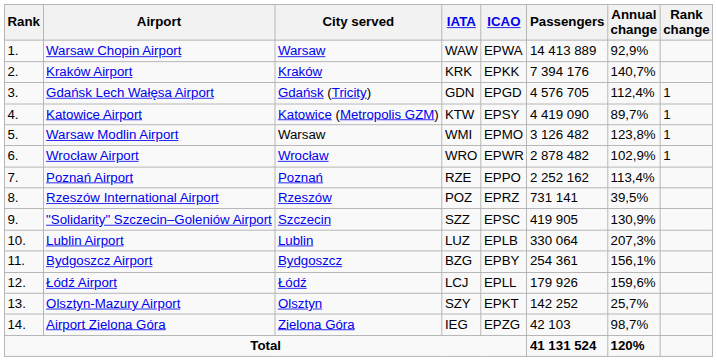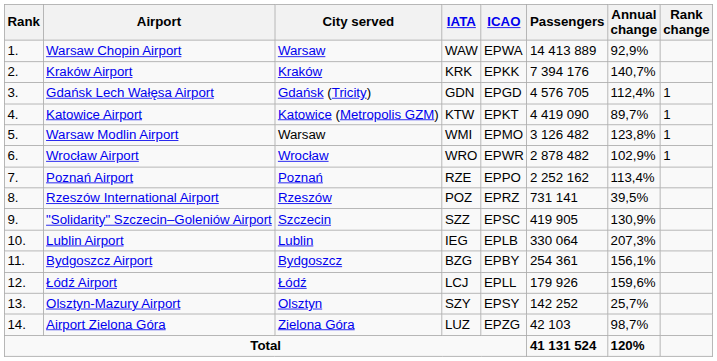(502, 114) EPSY -> (501, 114) EPKT
(457, 240) LUZ -> (456, 240) IEG
(501, 303) EPKT -> (502, 303) EPSY
(456, 324) IEG -> (457, 324) LUZ
